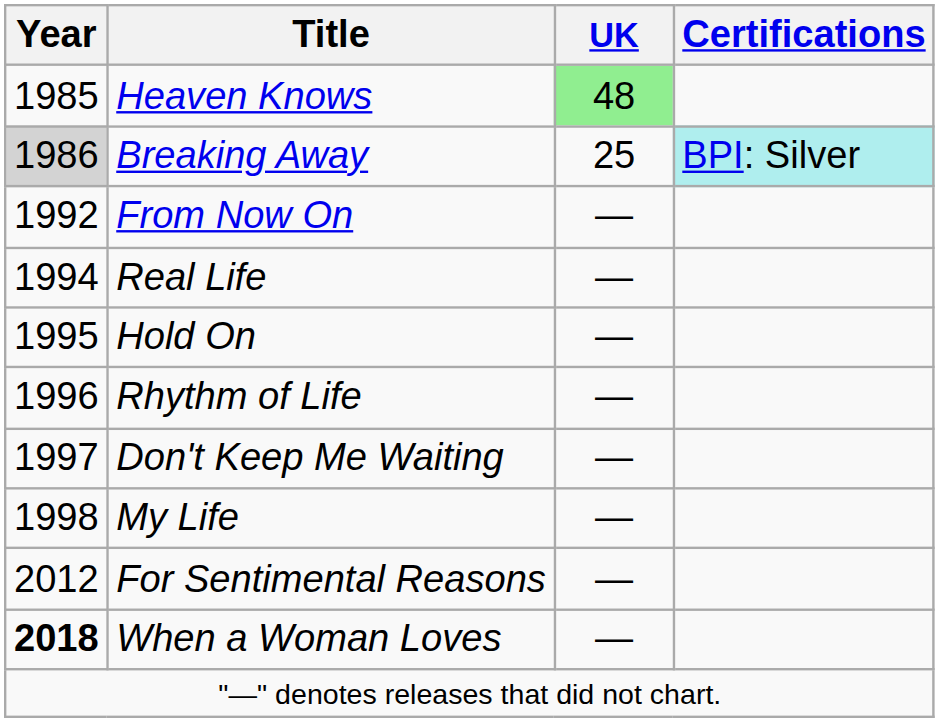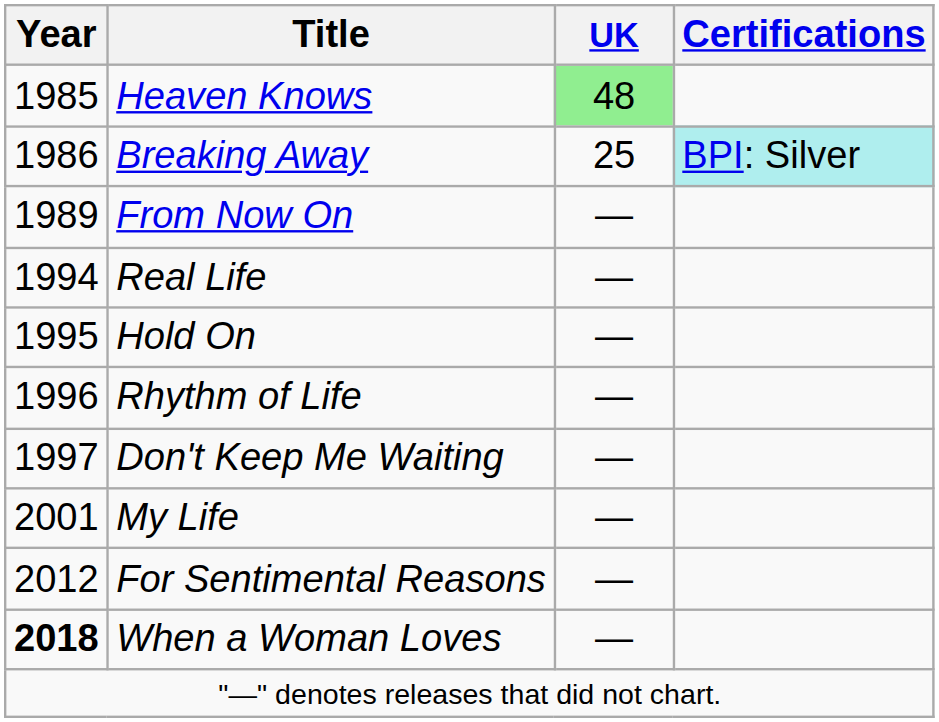(56, 155) lightgrey background -> (56, 155) no background
(56, 215) 1992 -> (56, 215) 1989
(56, 517) 1998 -> (56, 517) 2001
